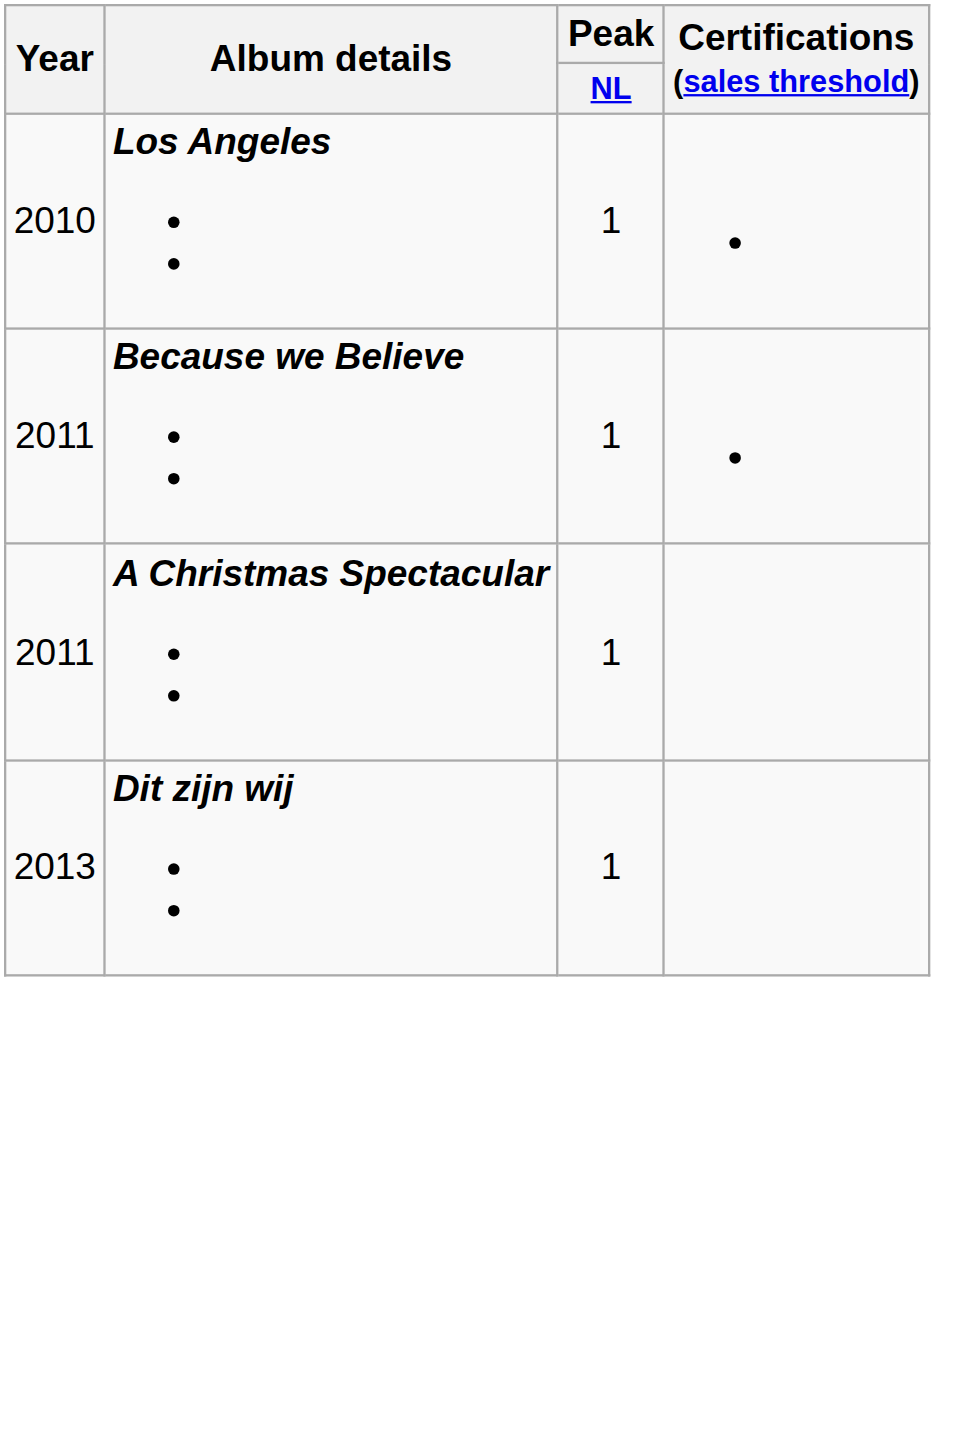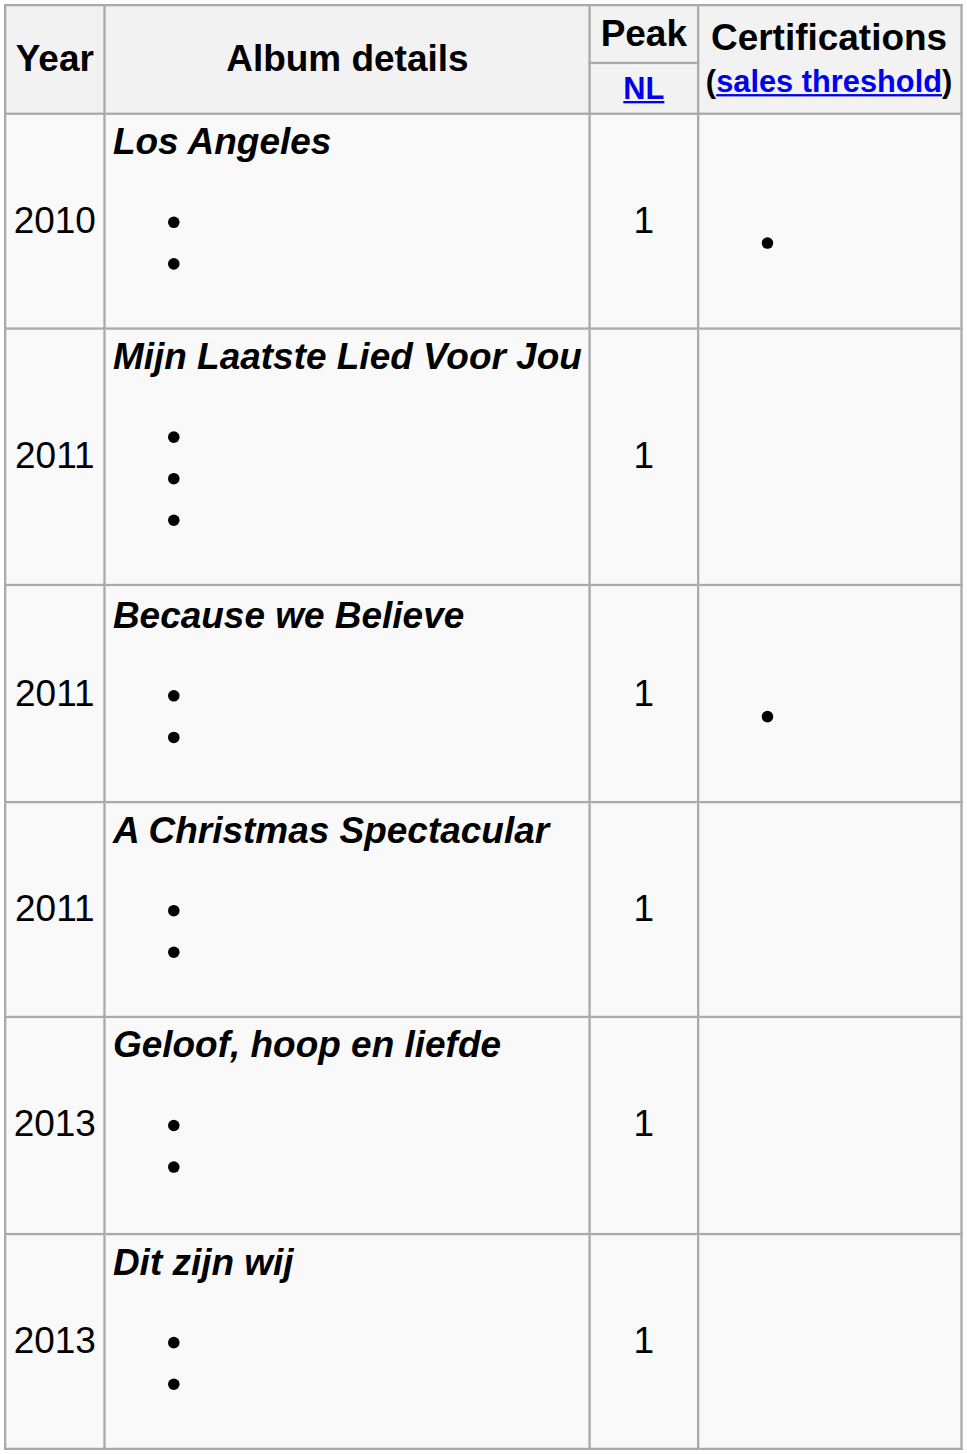+ row: (347, 439)
+ row: (347, 1107)
